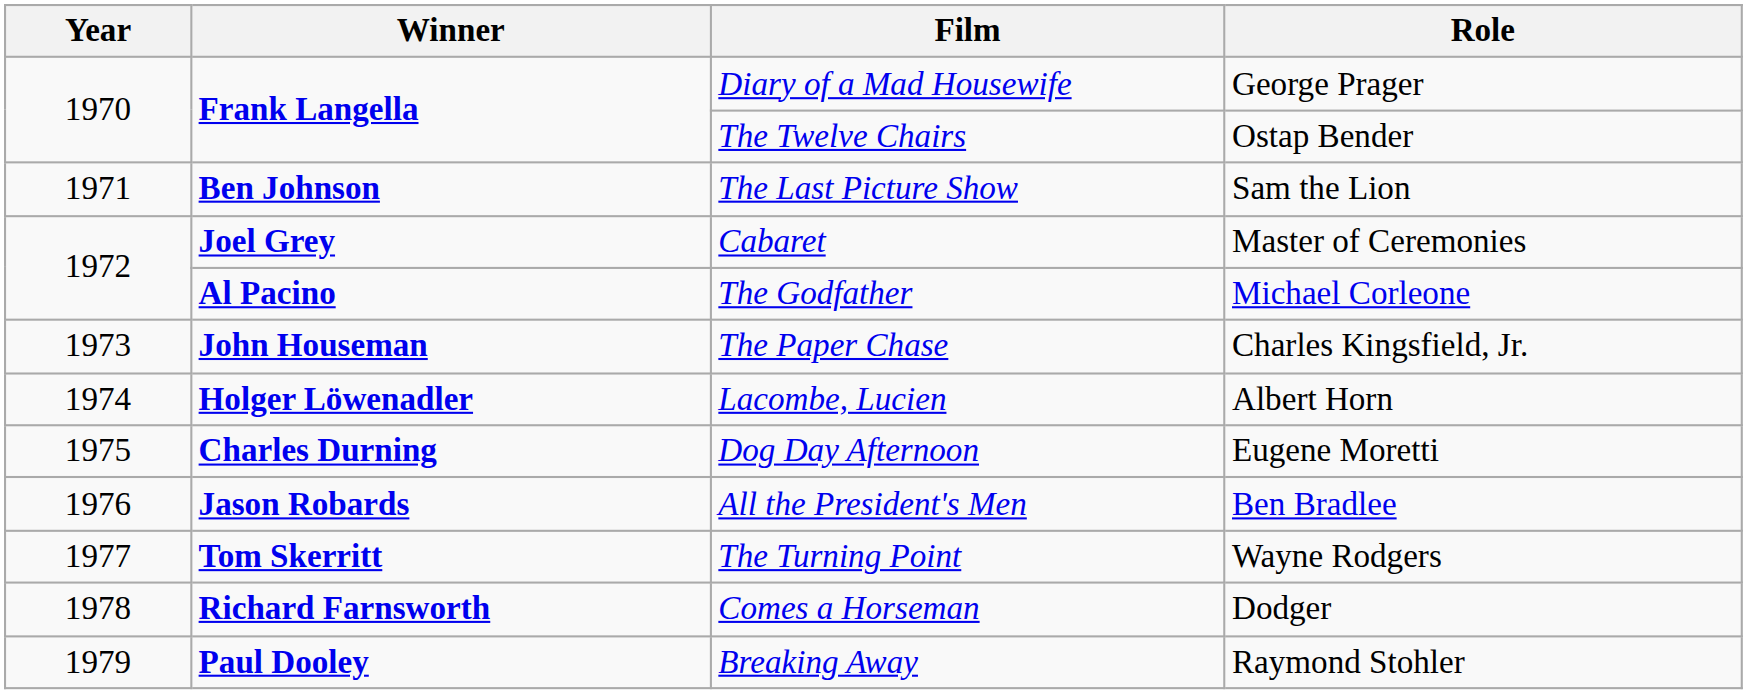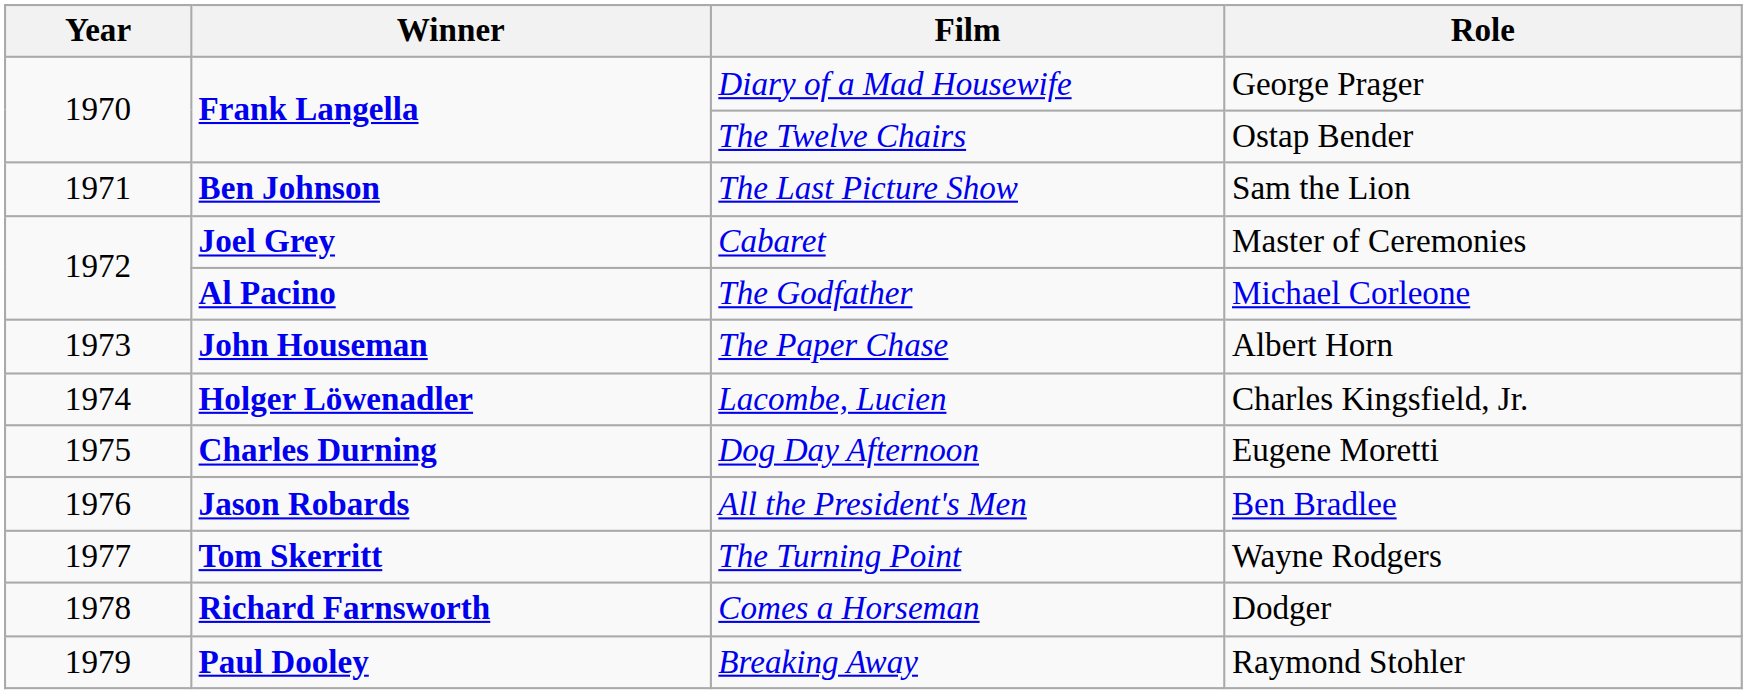(1380, 345) Charles Kingsfield, Jr. -> (1312, 345) Albert Horn
(1312, 398) Albert Horn -> (1380, 398) Charles Kingsfield, Jr.
